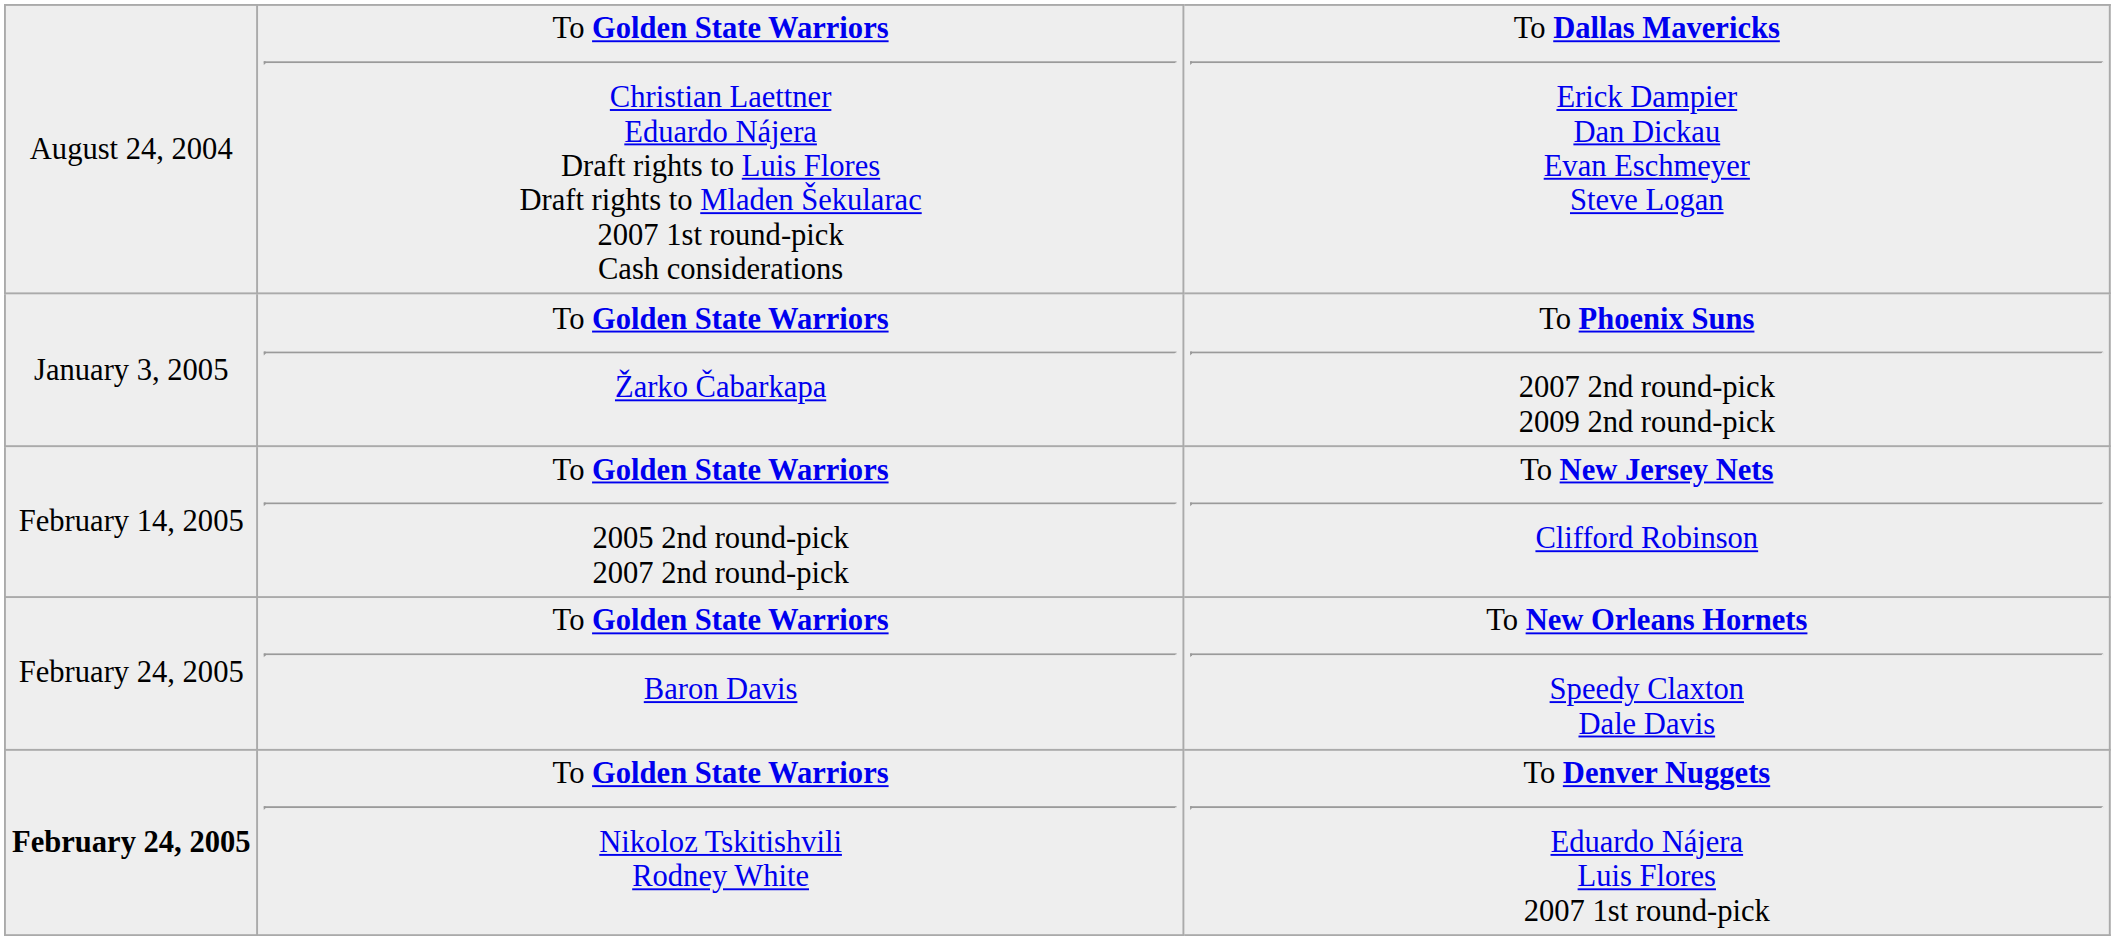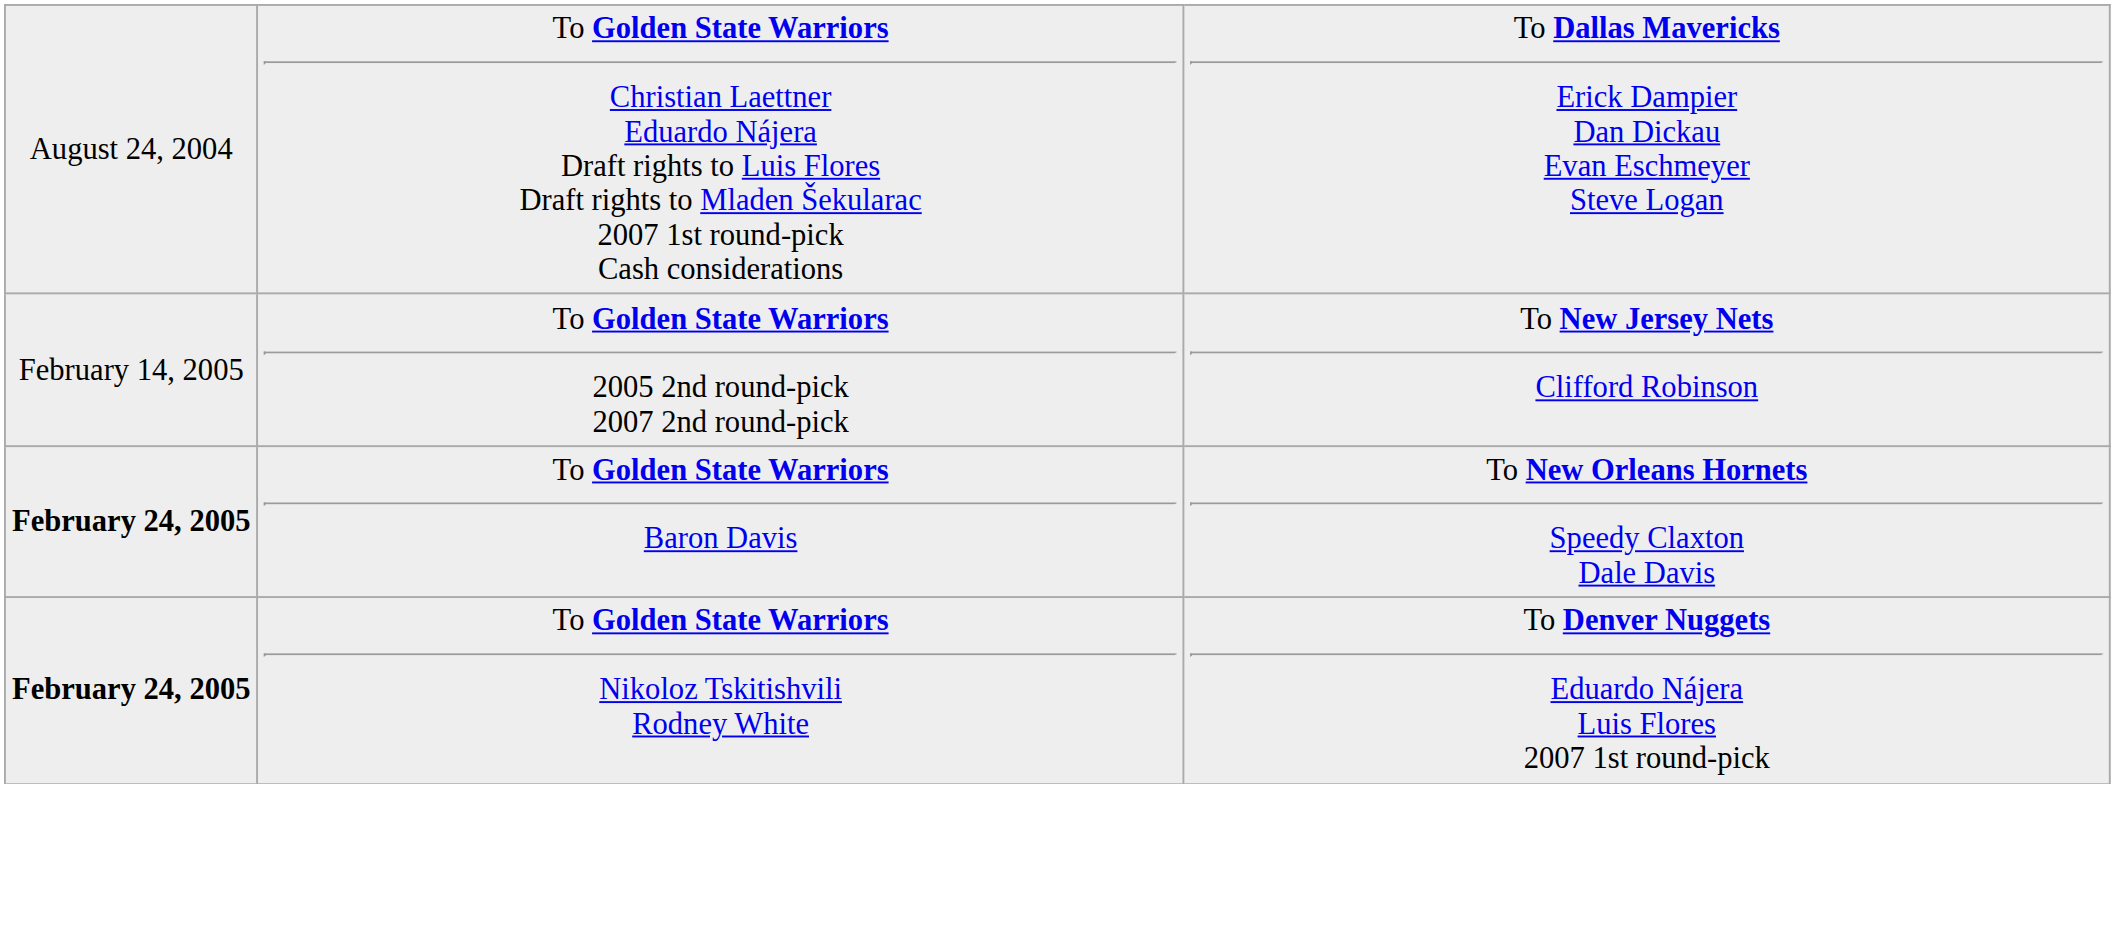- row: (721, 352)
(131, 672) normal -> (131, 521) bold
